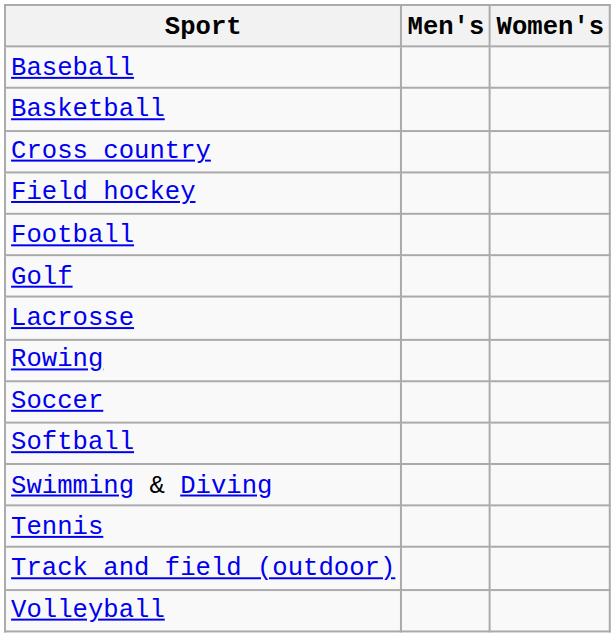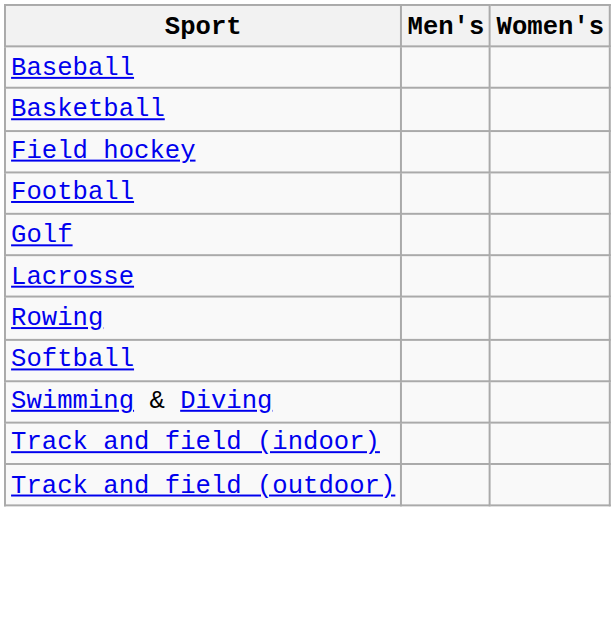- row: (111, 151)
- row: (57, 402)
- row: (57, 527)
+ row: (196, 443)
- row: (88, 610)
